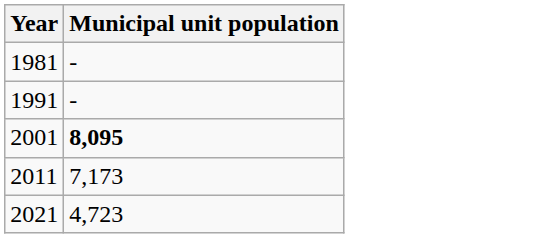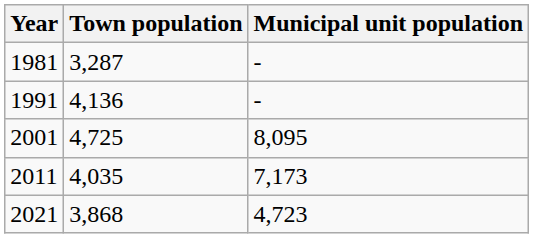+ column: (156, 23)
(96, 137) bold -> (281, 137) normal
